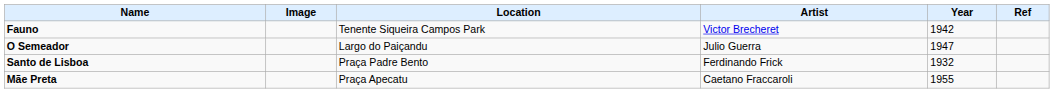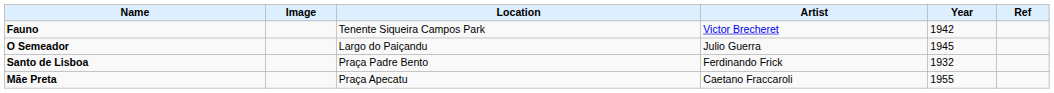(942, 46) 1947 -> (942, 46) 1945
